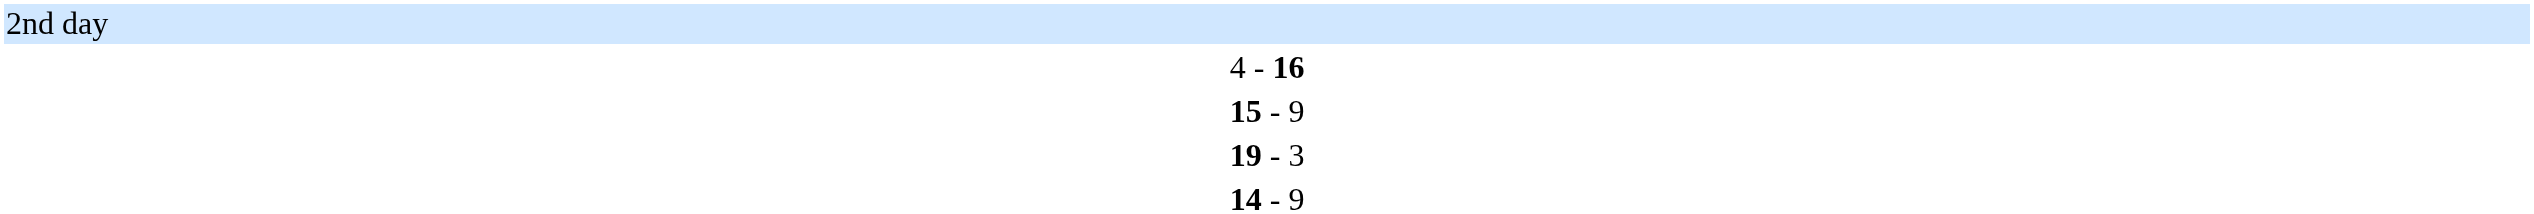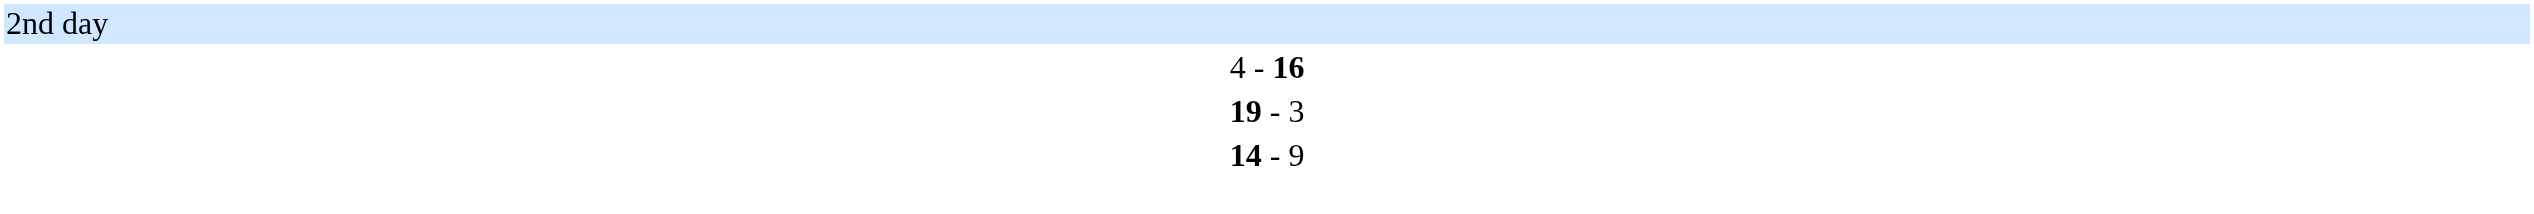- row: (1267, 111)
